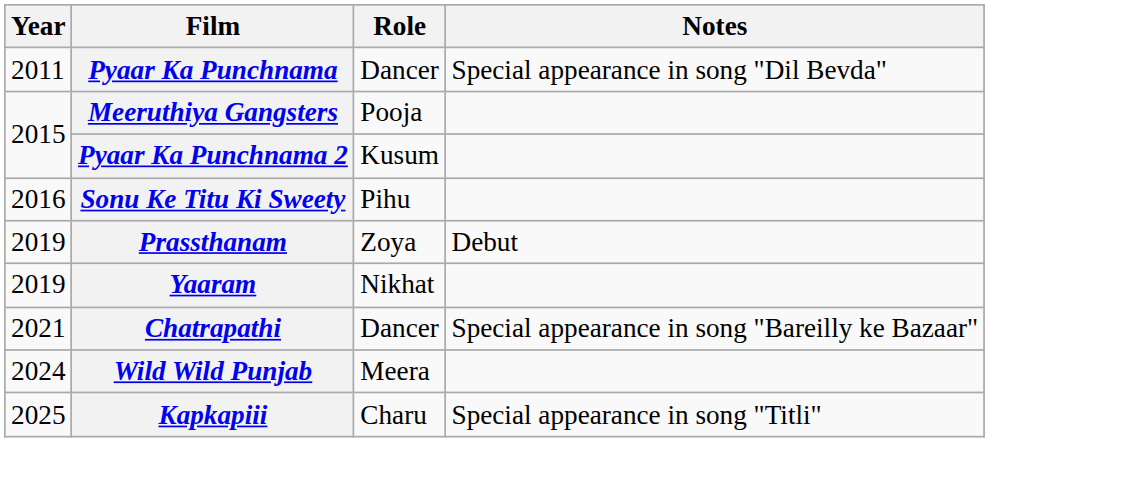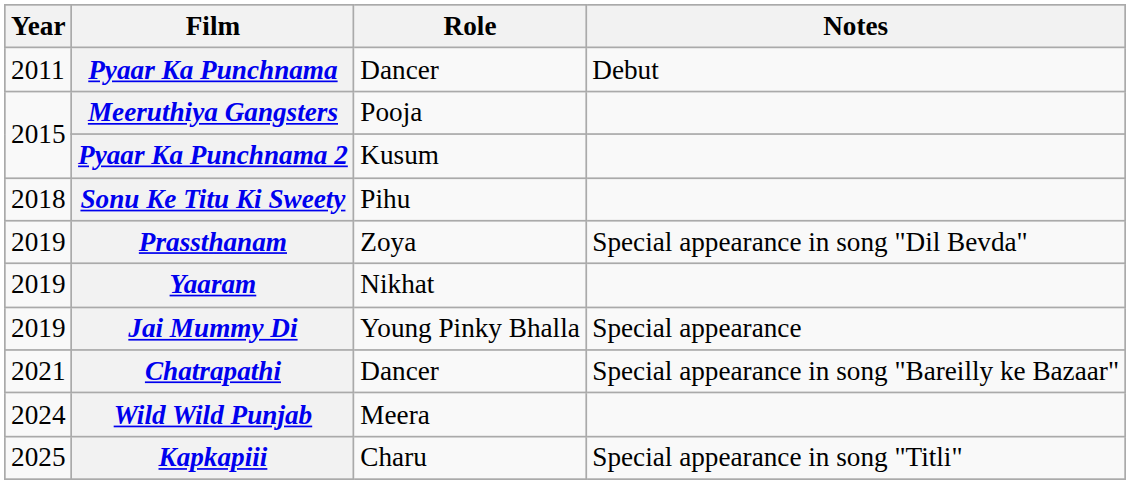(669, 69) Special appearance in song "Dil Bevda" -> (626, 69) Debut
(38, 198) 2016 -> (38, 198) 2018
(485, 241) Debut -> (810, 241) Special appearance in song "Dil Bevda"
+ row: (213, 328)
